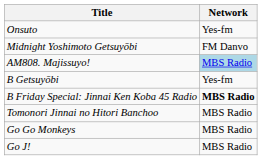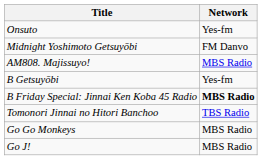(227, 63) lightblue background -> (227, 63) no background
(227, 113) MBS Radio -> (226, 113) TBS Radio
